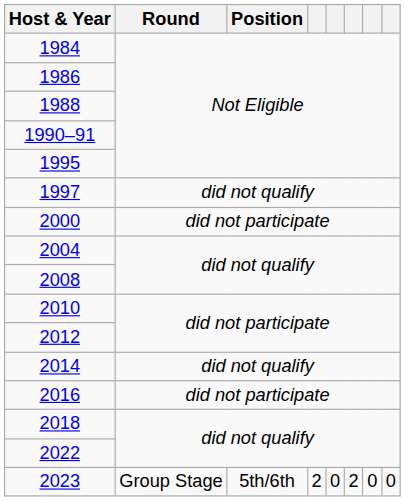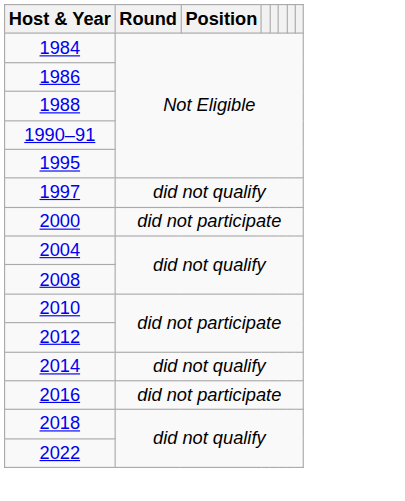- row: (60, 481)
